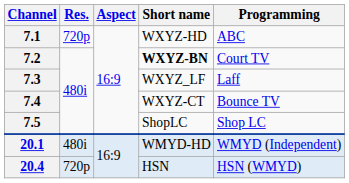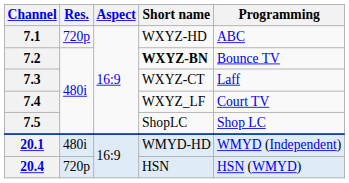(243, 58) Court TV -> (248, 58) Bounce TV
(174, 79) WXYZ_LF -> (173, 79) WXYZ-CT
(173, 101) WXYZ-CT -> (174, 101) WXYZ_LF
(248, 101) Bounce TV -> (243, 101) Court TV
